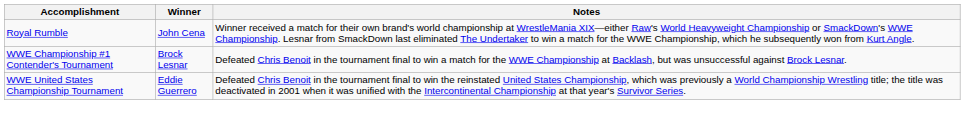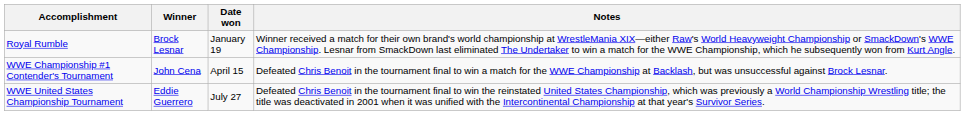+ column: (231, 17)
(181, 33) John Cena -> (169, 44) Brock Lesnar
(173, 59) Brock Lesnar -> (177, 70) John Cena
